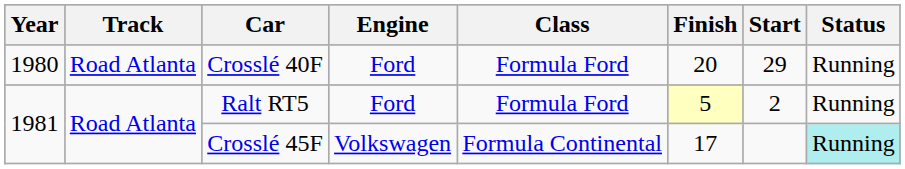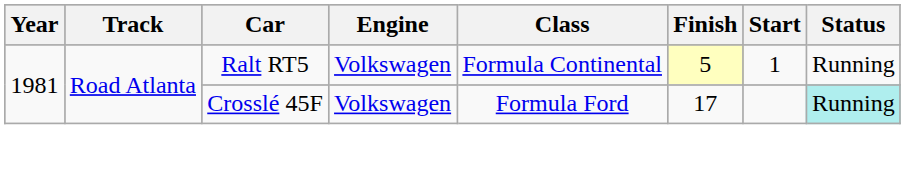- row: (265, 64)
(393, 104) Ford -> (393, 64) Volkswagen
(562, 104) Formula Ford -> (562, 64) Formula Continental
(775, 104) 2 -> (775, 64) 1
(562, 143) Formula Continental -> (562, 104) Formula Ford
